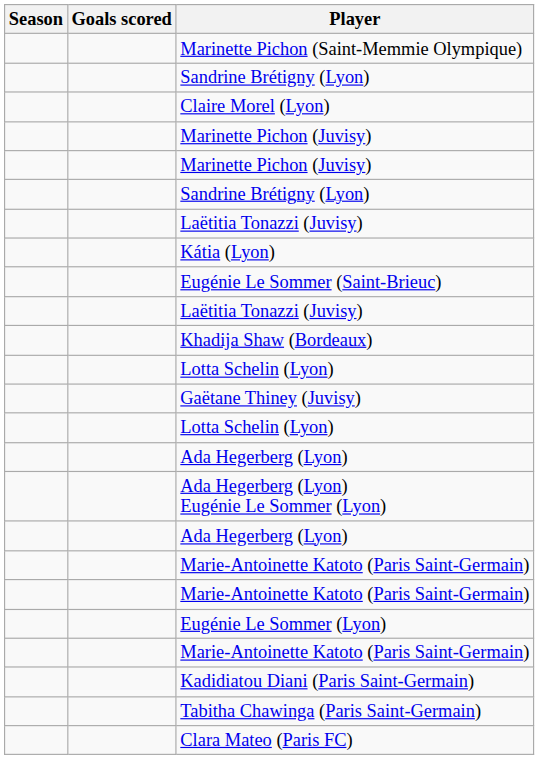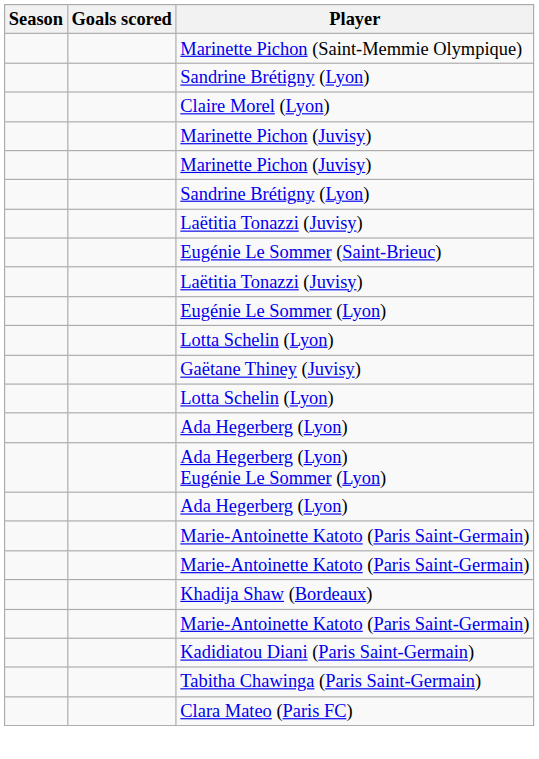- row: (36, 253)
rows swapped: (36, 623) <-> (36, 340)
